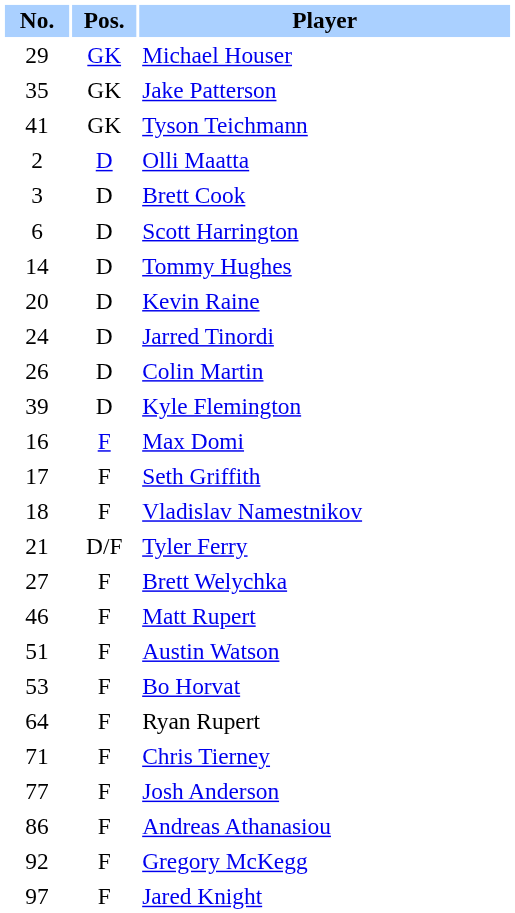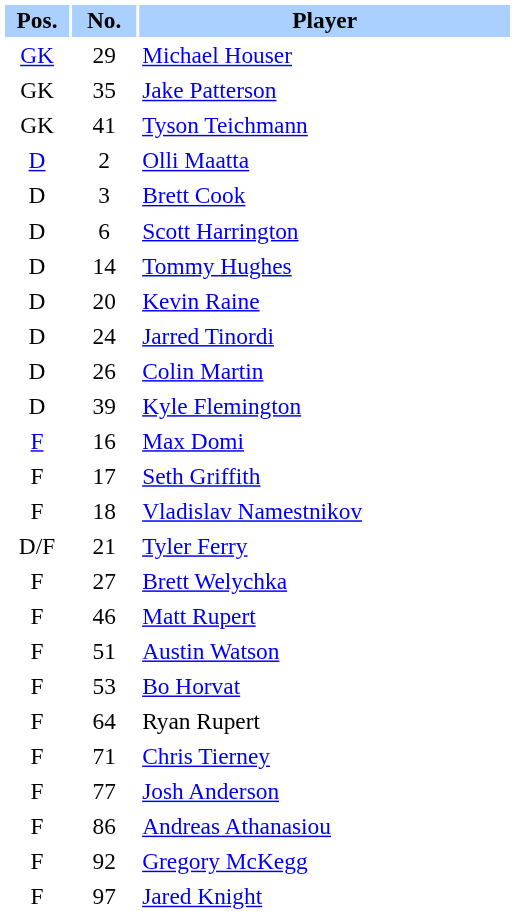columns swapped: (104, 20) <-> (37, 20)
